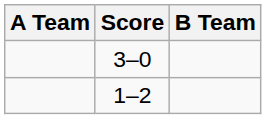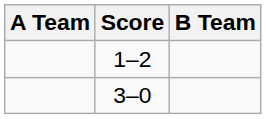rows swapped: (132, 58) <-> (132, 95)
